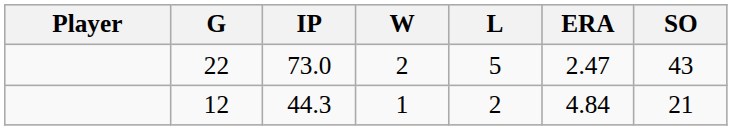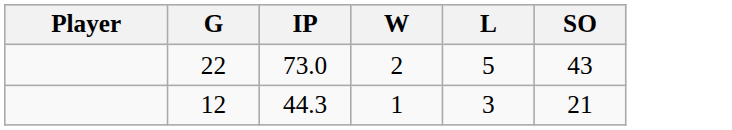- column: (588, 24)
(495, 104) 2 -> (488, 104) 3
